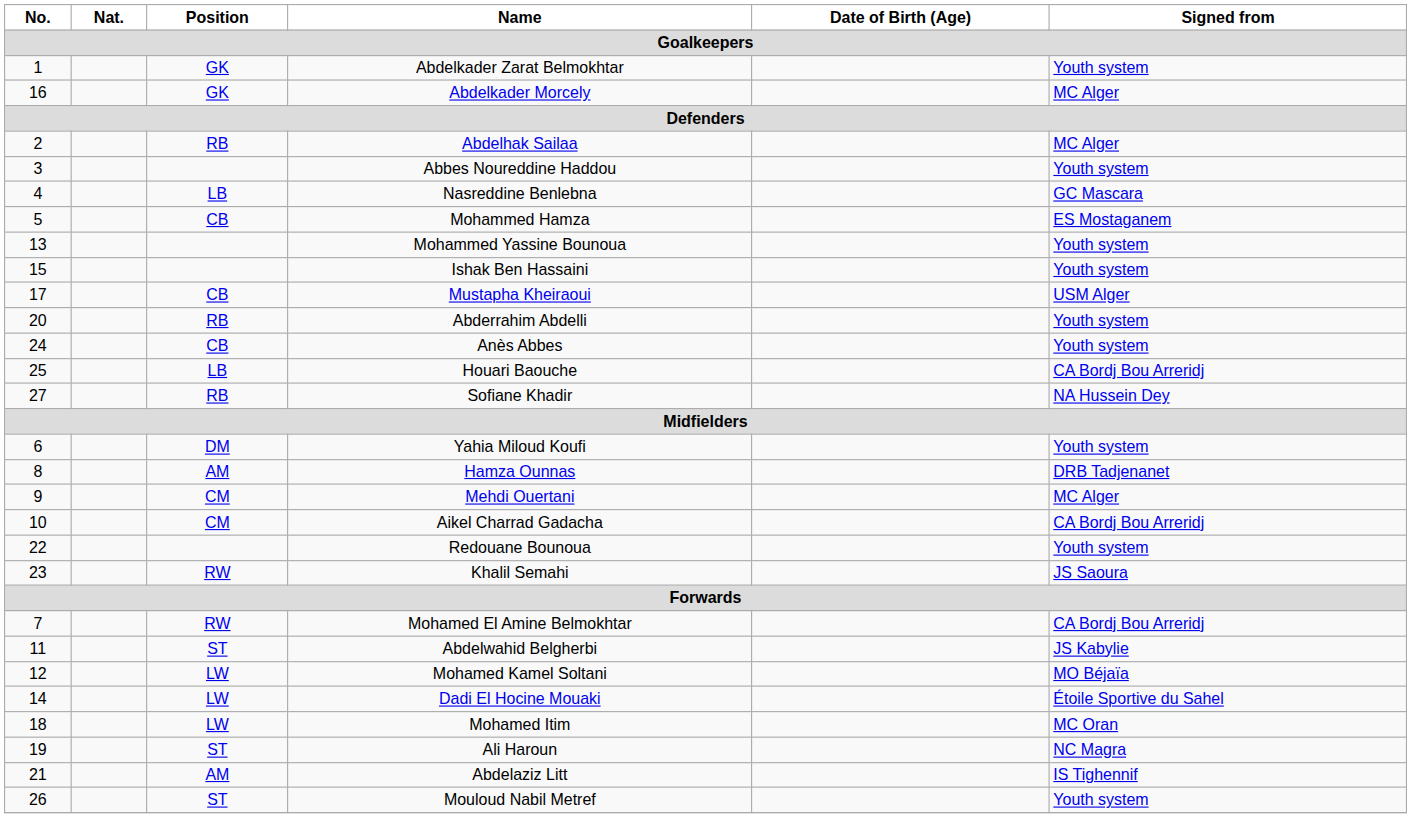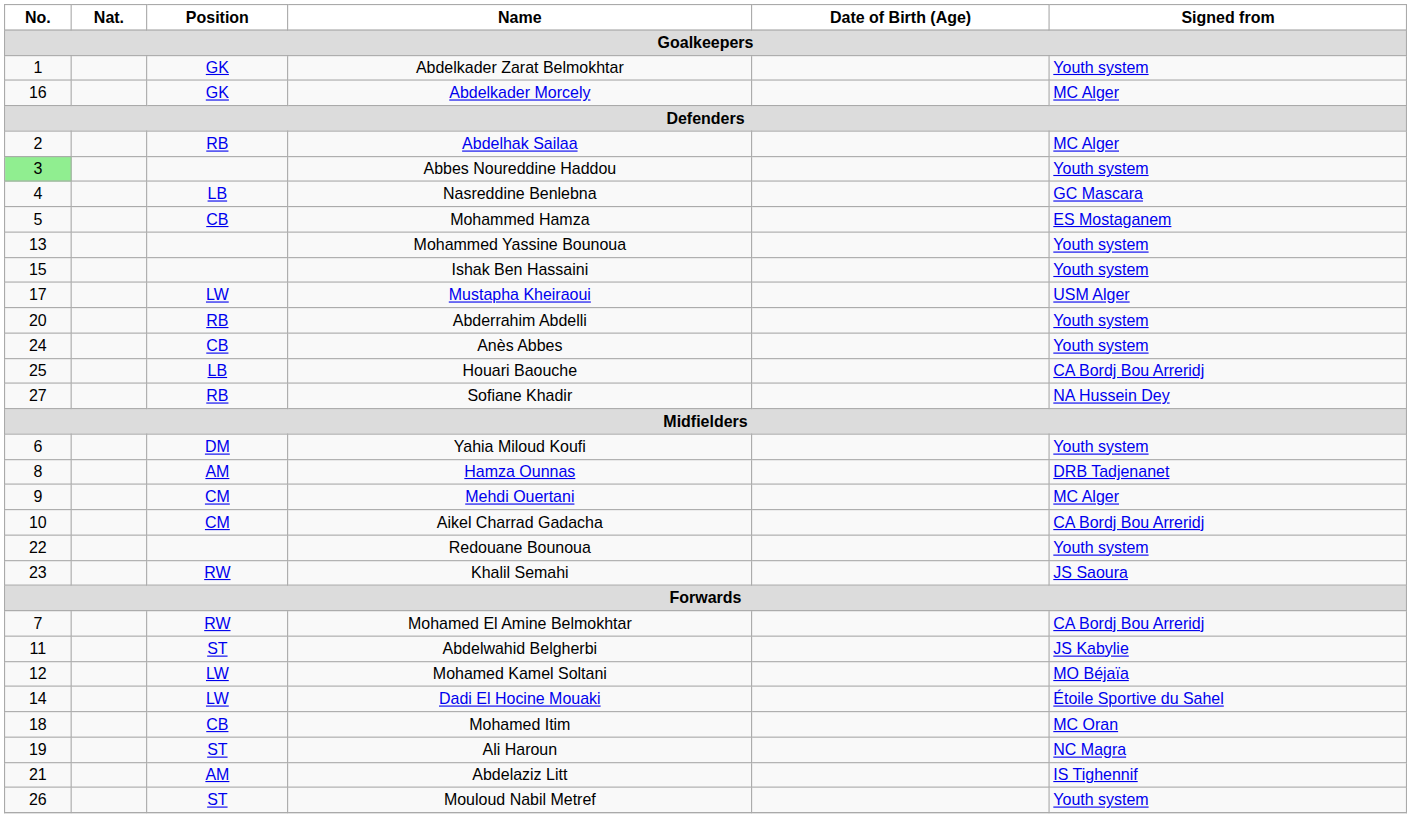(38, 169) no background -> (38, 169) lightgreen background
(217, 295) CB -> (217, 295) LW
(217, 725) LW -> (217, 725) CB
